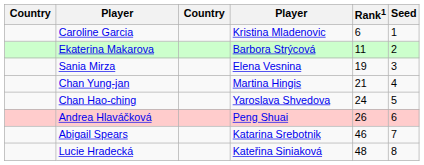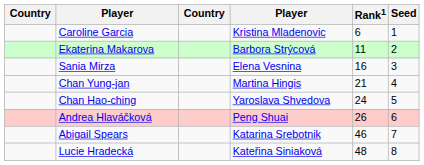(361, 66) 19 -> (361, 66) 16
